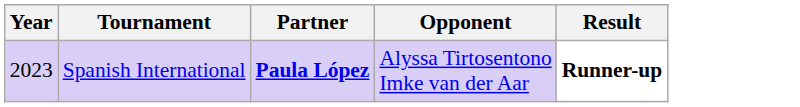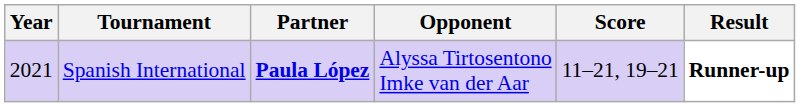+ column: (620, 22)
(31, 70) 2023 -> (31, 70) 2021
